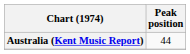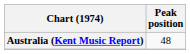(166, 40) 44 -> (166, 40) 48
